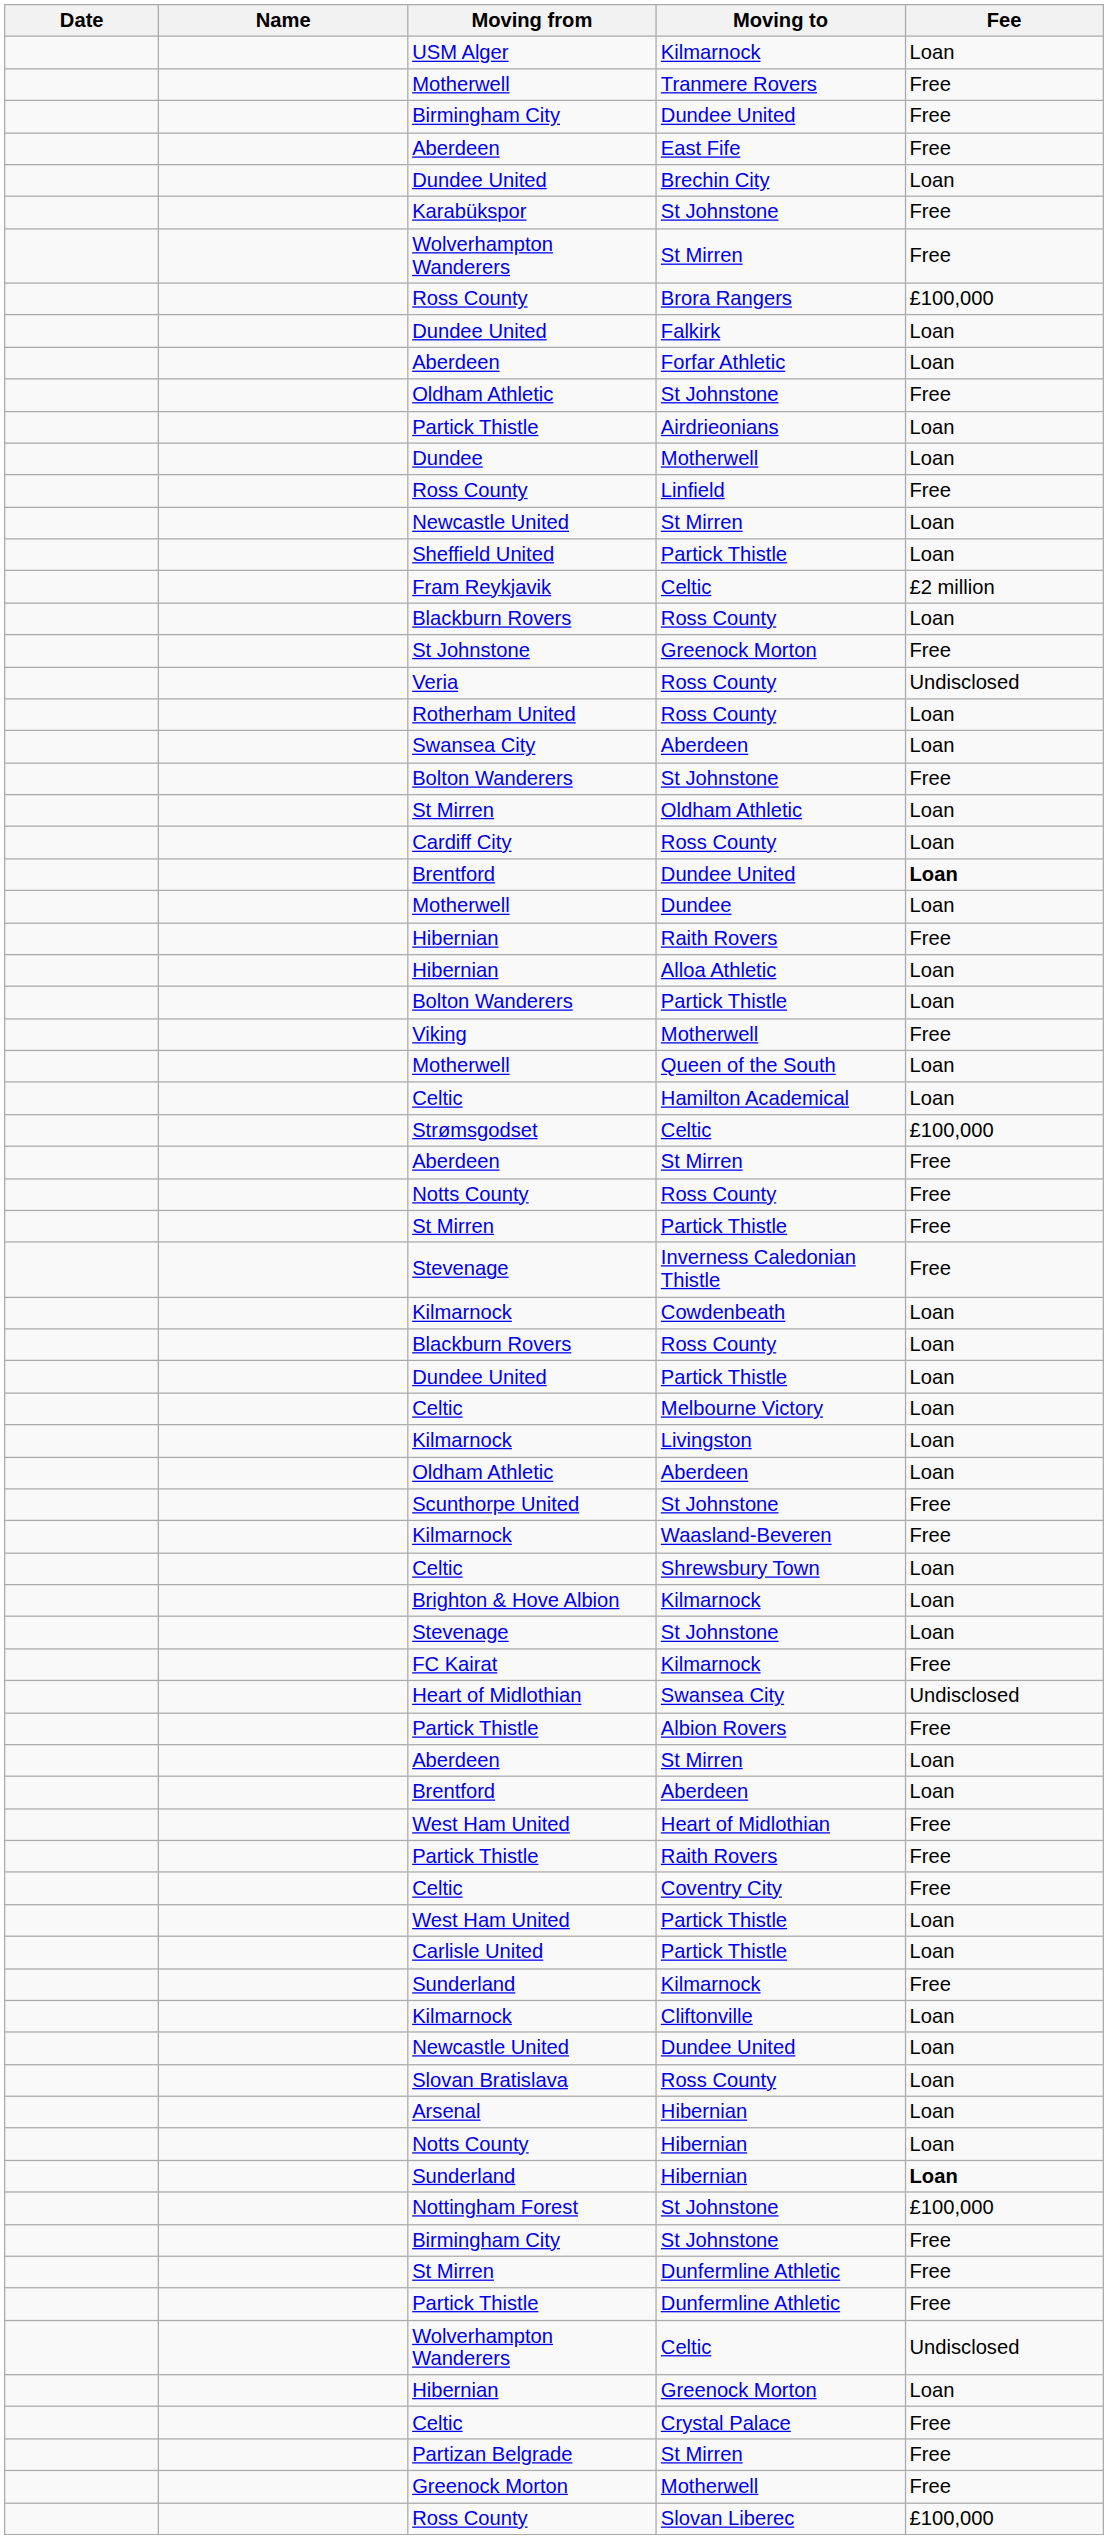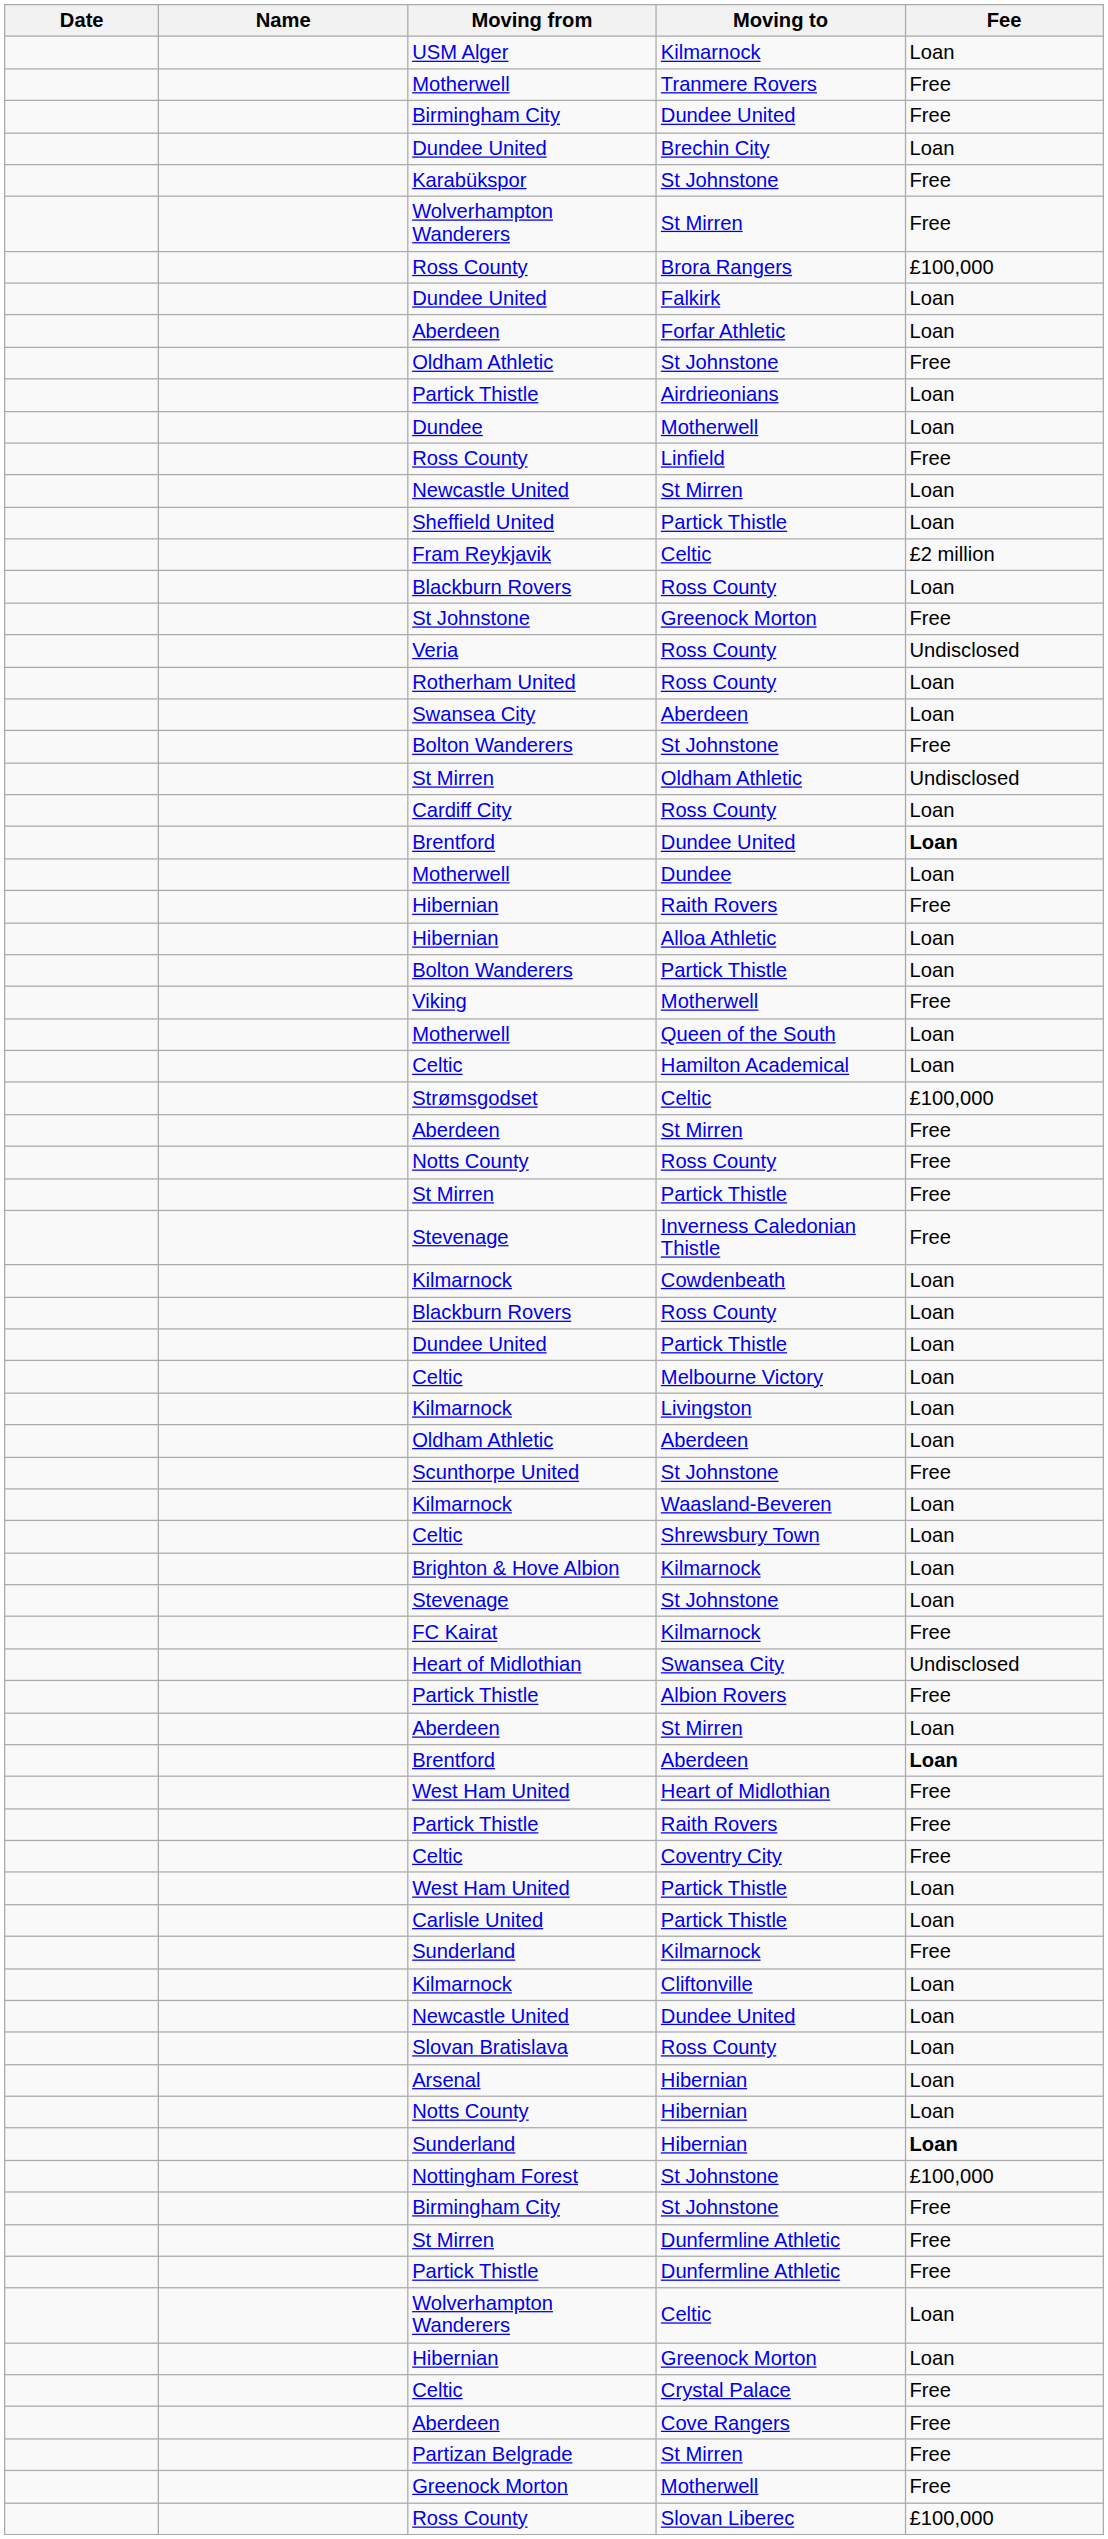- row: (456, 148)
(932, 810) Loan -> (964, 778) Undisclosed
(930, 1536) Free -> (932, 1504) Loan
(932, 1792) normal -> (934, 1760) bold
(964, 2347) Undisclosed -> (932, 2315) Loan
+ row: (456, 2422)
